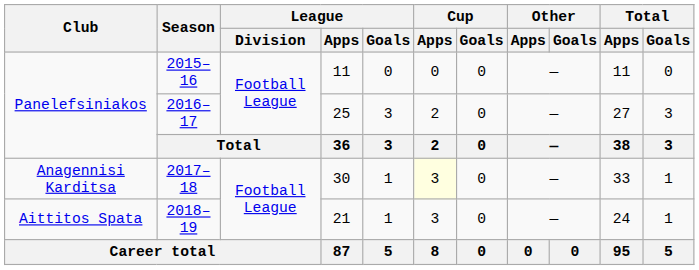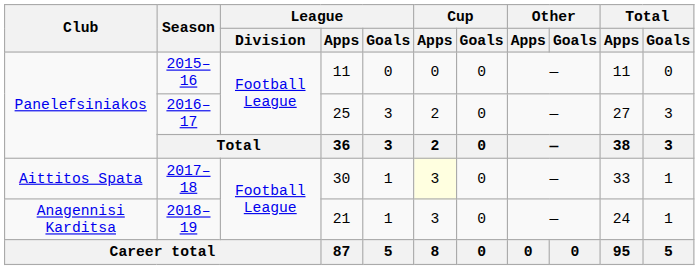(81, 179) Anagennisi Karditsa -> (81, 179) Aittitos Spata
(81, 220) Aittitos Spata -> (81, 220) Anagennisi Karditsa
